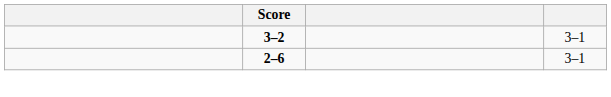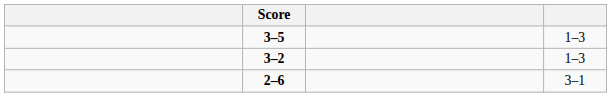+ row: (274, 37)
(575, 37) 3–1 -> (575, 59) 1–3
